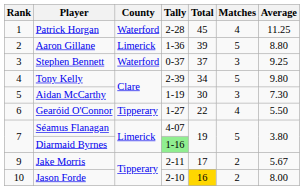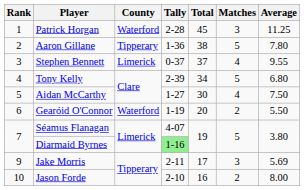(237, 29) 4 -> (237, 29) 3
(136, 45) Limerick -> (138, 45) Tipperary
(202, 45) 39 -> (202, 45) 38
(279, 45) 8.80 -> (279, 45) 7.80
(138, 62) Waterford -> (136, 62) Limerick
(237, 62) 3 -> (237, 62) 4
(279, 62) 9.25 -> (279, 62) 9.55
(279, 78) 9.80 -> (279, 78) 6.80
(175, 95) 1-19 -> (175, 95) 1-27
(237, 95) 3 -> (237, 95) 4
(279, 95) 7.30 -> (279, 95) 7.50
(138, 111) Tipperary -> (138, 111) Waterford
(175, 111) 1-27 -> (175, 111) 1-19
(202, 111) 22 -> (202, 111) 20
(237, 111) 4 -> (237, 111) 2
(237, 161) 2 -> (237, 161) 3
(279, 161) 5.67 -> (279, 161) 5.69
(202, 177) gold background -> (202, 177) no background
